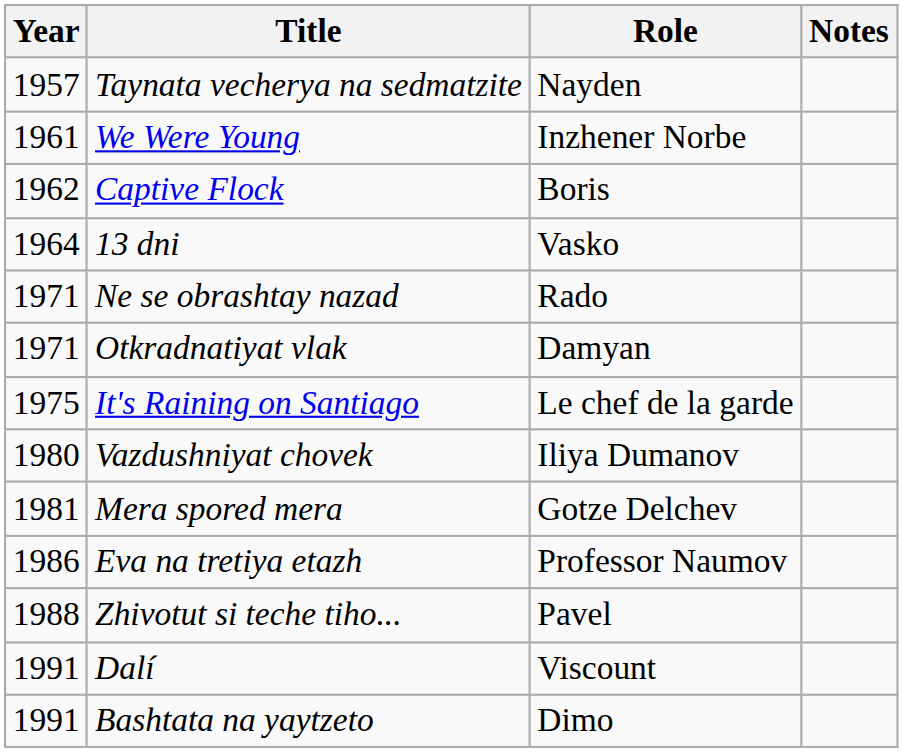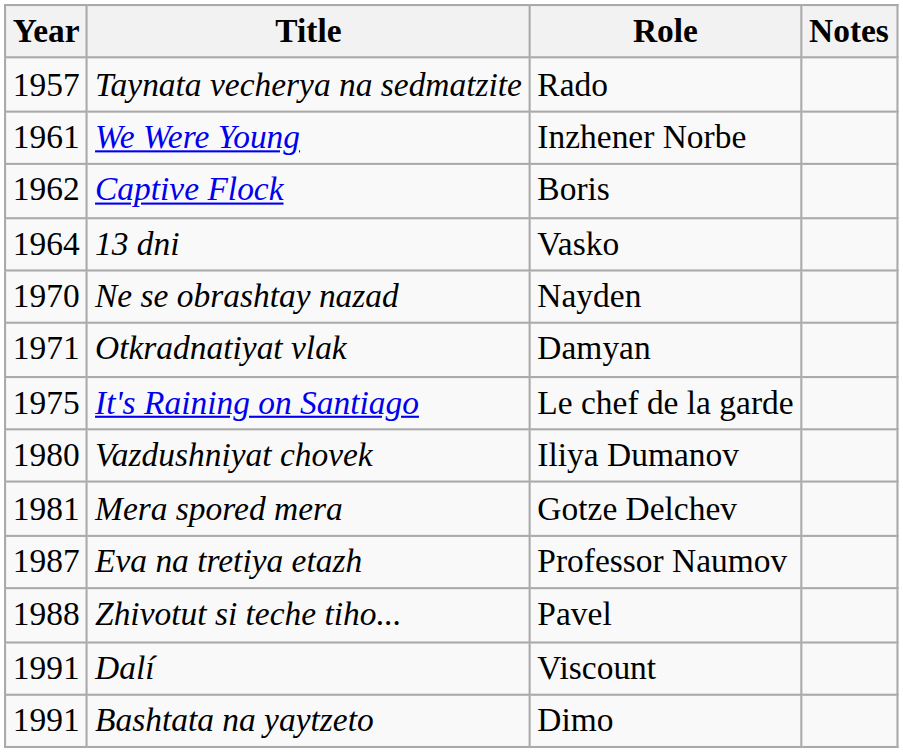(589, 84) Nayden -> (573, 84) Rado
(46, 296) 1971 -> (46, 296) 1970
(573, 296) Rado -> (589, 296) Nayden
(46, 561) 1986 -> (46, 561) 1987
